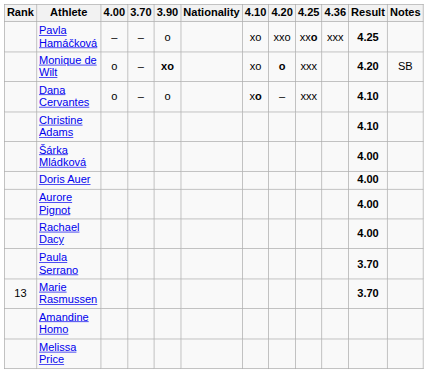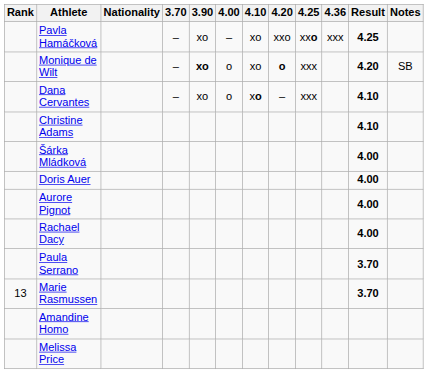columns swapped: (212, 13) <-> (114, 13)
(167, 36) o -> (202, 36) xo
(167, 96) o -> (202, 96) xo
